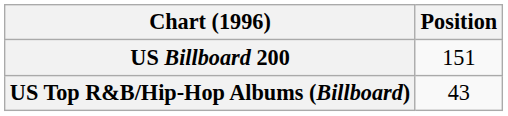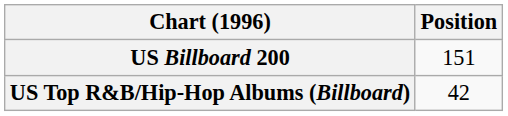(459, 92) 43 -> (459, 92) 42
